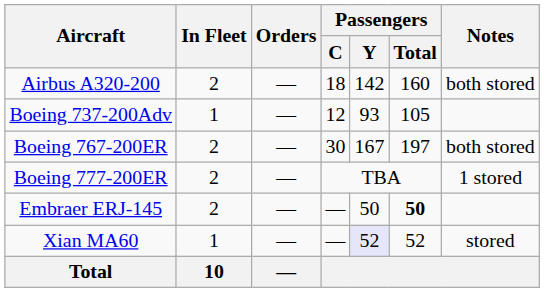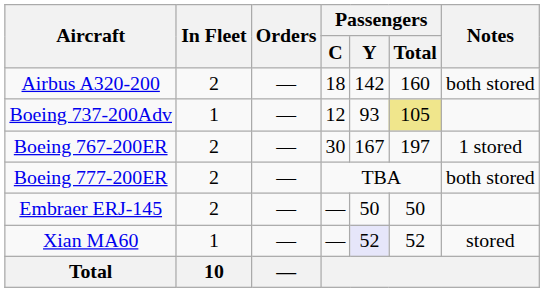(415, 114) no background -> (415, 114) khaki background
(490, 146) both stored -> (490, 146) 1 stored
(490, 177) 1 stored -> (490, 177) both stored
(415, 209) bold -> (415, 209) normal
